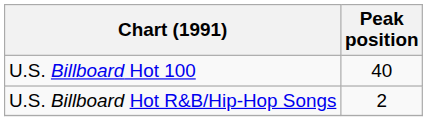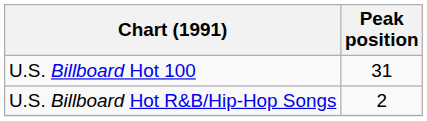(382, 70) 40 -> (382, 70) 31
